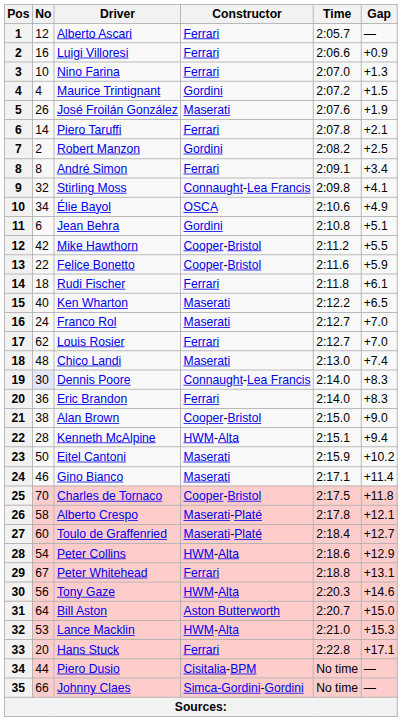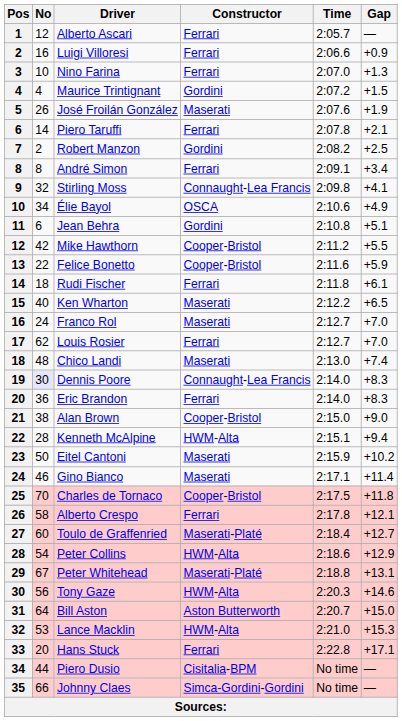(223, 515) Maserati-Platé -> (201, 515) Ferrari
(201, 572) Ferrari -> (223, 572) Maserati-Platé
